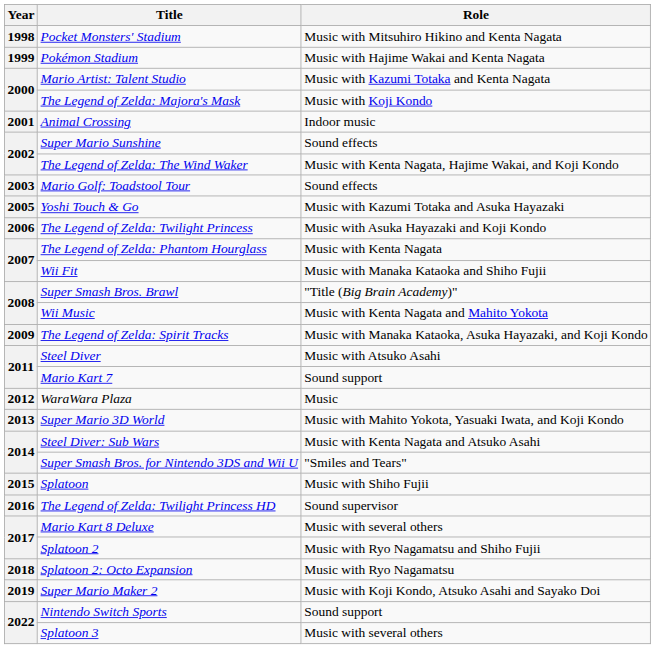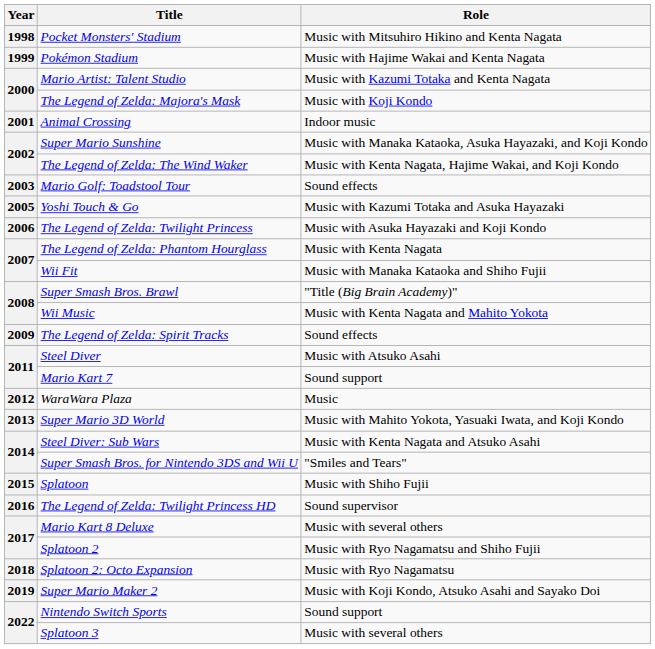(341, 143) Sound effects -> (476, 143) Music with Manaka Kataoka, Asuka Hayazaki, and Koji Kondo
(476, 334) Music with Manaka Kataoka, Asuka Hayazaki, and Koji Kondo -> (341, 334) Sound effects
